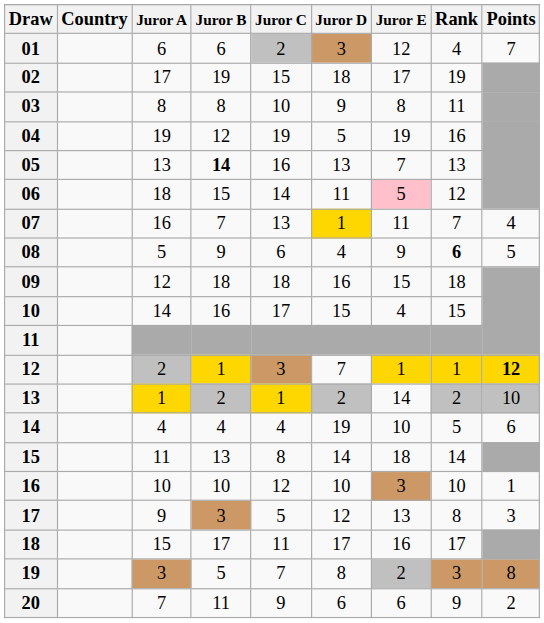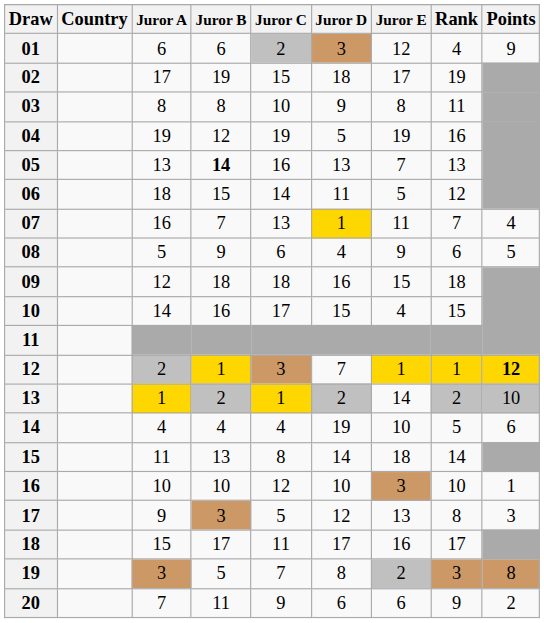(511, 48) 7 -> (511, 48) 9
(401, 194) pink background -> (401, 194) no background
(457, 252) bold -> (457, 252) normal
